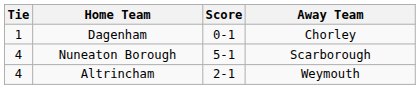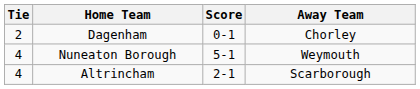(18, 34) 1 -> (18, 34) 2
(330, 54) Scarborough -> (330, 54) Weymouth
(330, 74) Weymouth -> (330, 74) Scarborough
